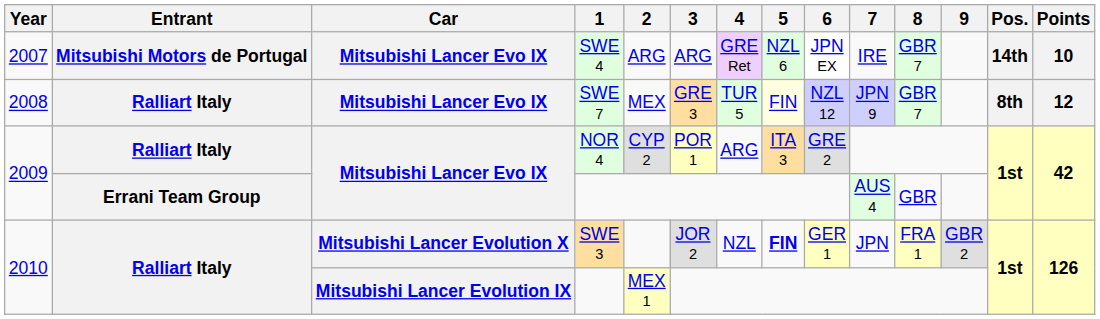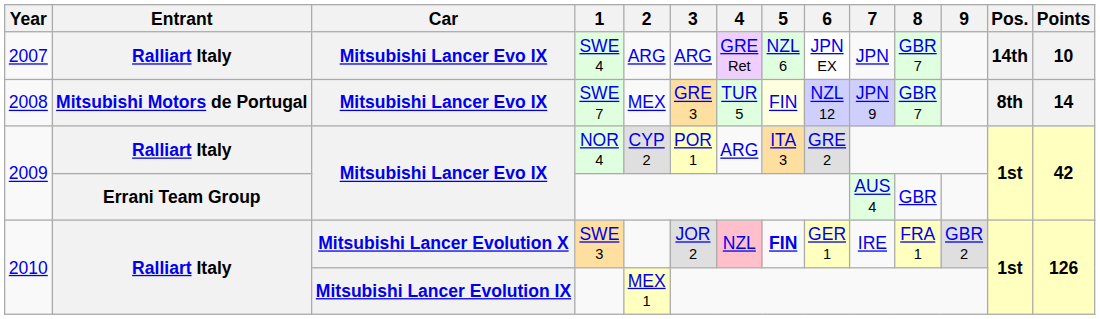(182, 55) Mitsubishi Motors de Portugal -> (182, 55) Ralliart Italy
(872, 55) IRE -> (872, 55) JPN
(182, 102) Ralliart Italy -> (182, 102) Mitsubishi Motors de Portugal
(1064, 102) 12 -> (1064, 102) 14
(739, 243) no background -> (739, 243) pink background
(872, 243) JPN -> (872, 243) IRE
